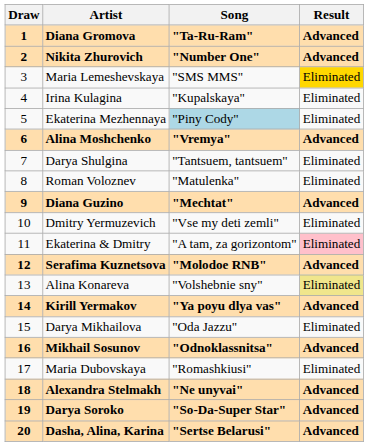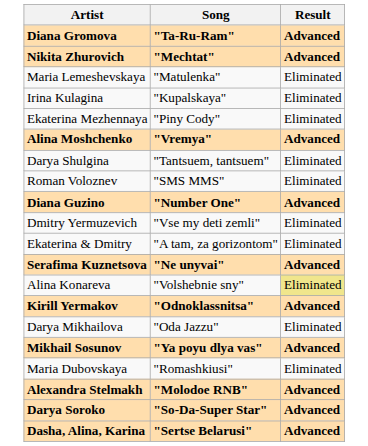- column: (24, 14)
(216, 56) "Number One" -> (184, 56) "Mechtat"
(208, 77) "SMS MMS" -> (187, 77) "Matulenka"
(331, 77) gold background -> (313, 77) no background
(205, 118) lightblue background -> (187, 118) no background
(206, 181) "Matulenka" -> (189, 181) "SMS MMS"
(203, 202) "Mechtat" -> (197, 202) "Number One"
(331, 243) pink background -> (313, 243) no background
(219, 264) "Molodoe RNB" -> (189, 264) "Ne unyvai"
(227, 306) "Ya poyu dlya vas" -> (204, 306) "Odnoklassnitsa"
(223, 347) "Odnoklassnitsa" -> (208, 347) "Ya poyu dlya vas"
(208, 389) "Ne unyvai" -> (201, 389) "Molodoe RNB"
